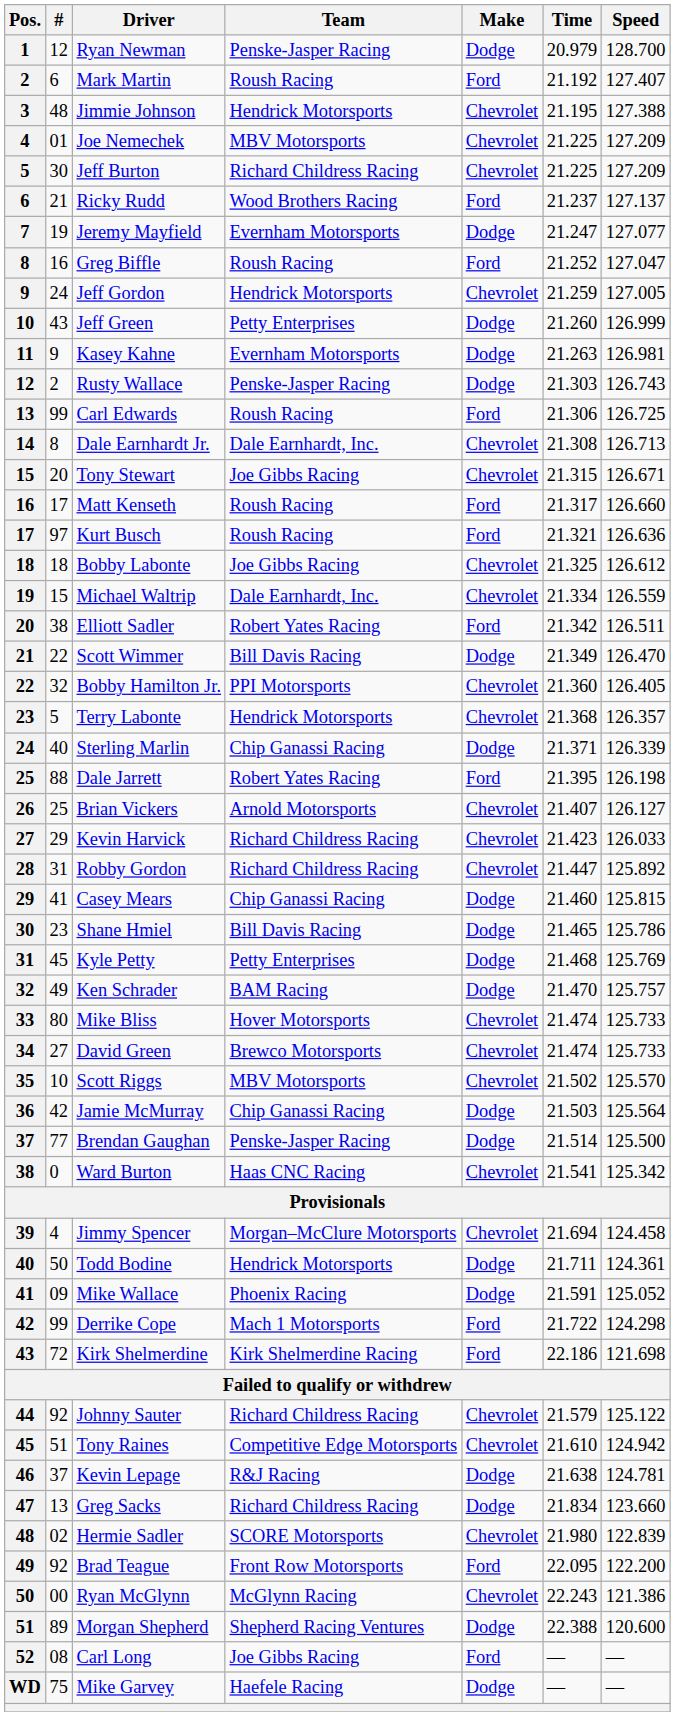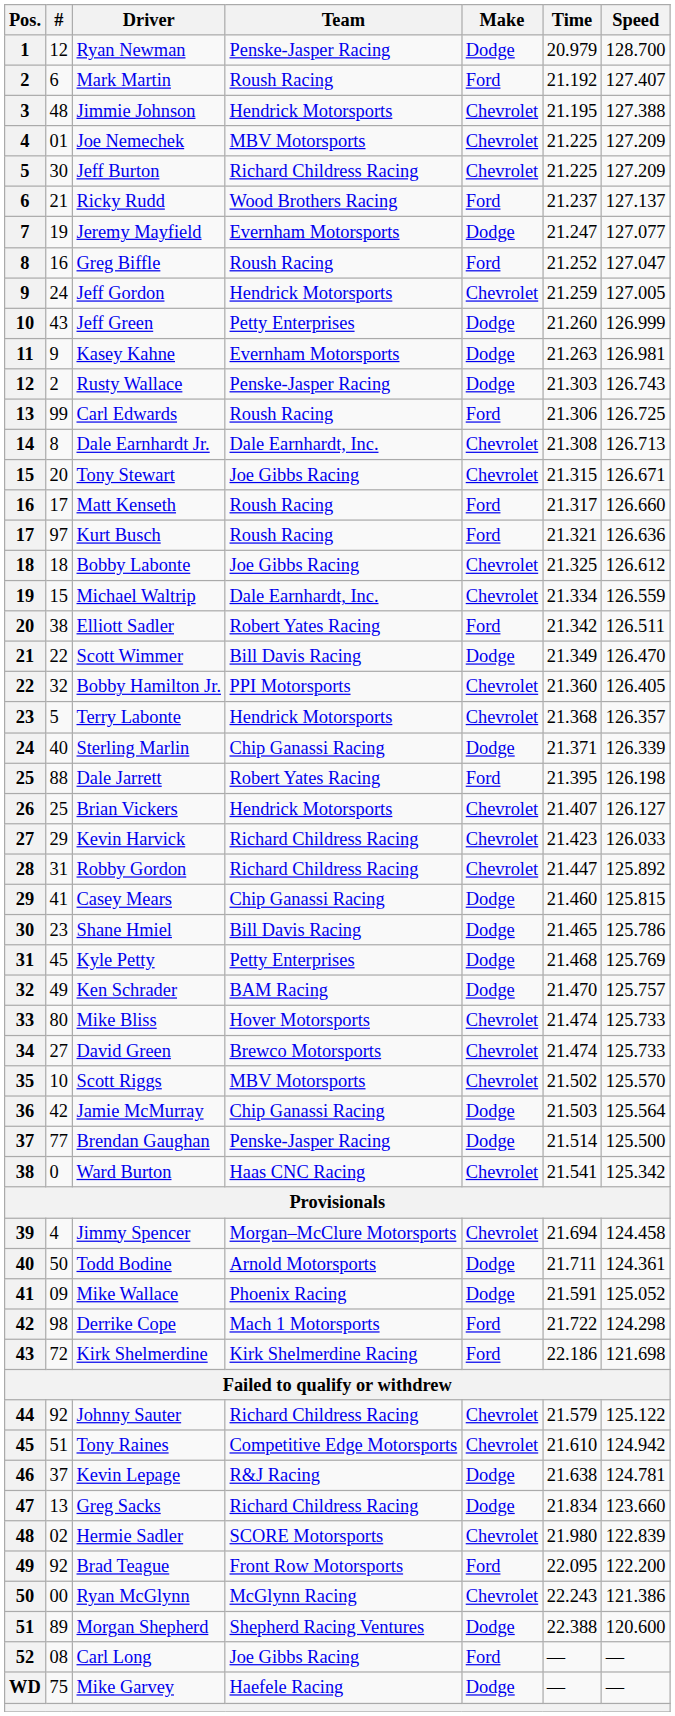(303, 808) Arnold Motorsports -> (311, 808) Hendrick Motorsports
(311, 1263) Hendrick Motorsports -> (303, 1263) Arnold Motorsports
(59, 1323) 99 -> (59, 1323) 98
